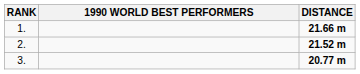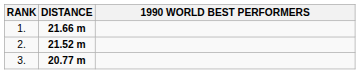columns swapped: (169, 13) <-> (327, 13)
